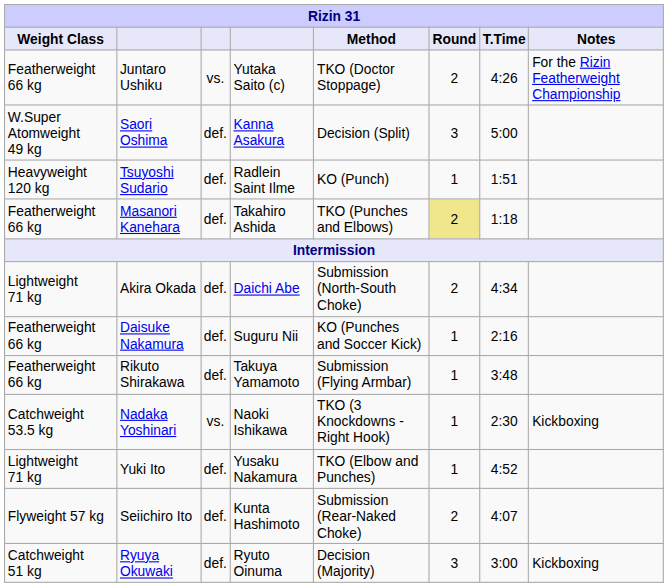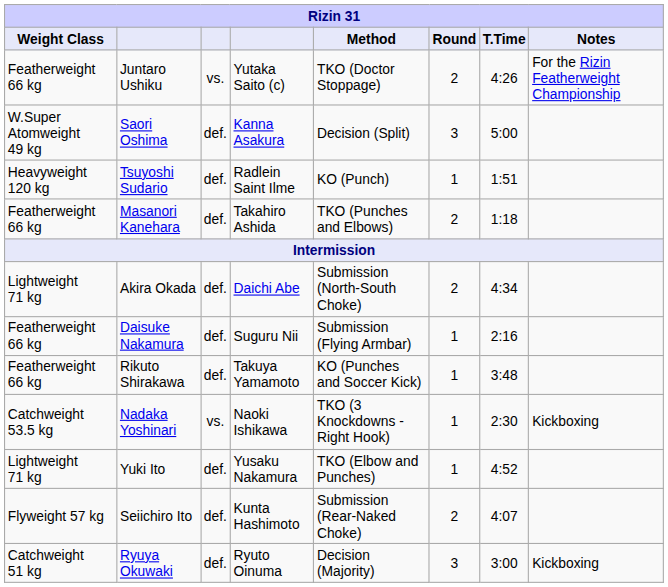(454, 219) khaki background -> (454, 219) no background
(369, 336) KO (Punches and Soccer Kick) -> (364, 336) Submission (Flying Armbar)
(364, 375) Submission (Flying Armbar) -> (369, 375) KO (Punches and Soccer Kick)
